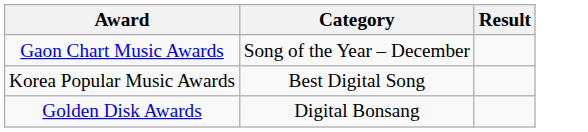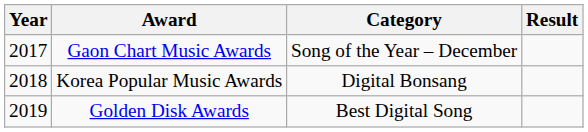+ column: (28, 19)
(357, 80) Best Digital Song -> (404, 80) Digital Bonsang
(357, 111) Digital Bonsang -> (404, 111) Best Digital Song
